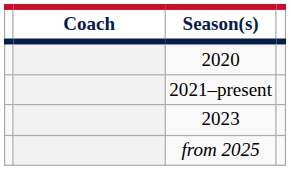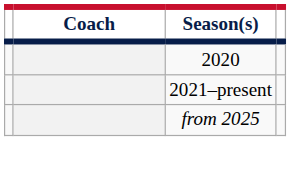- row: (221, 119)
